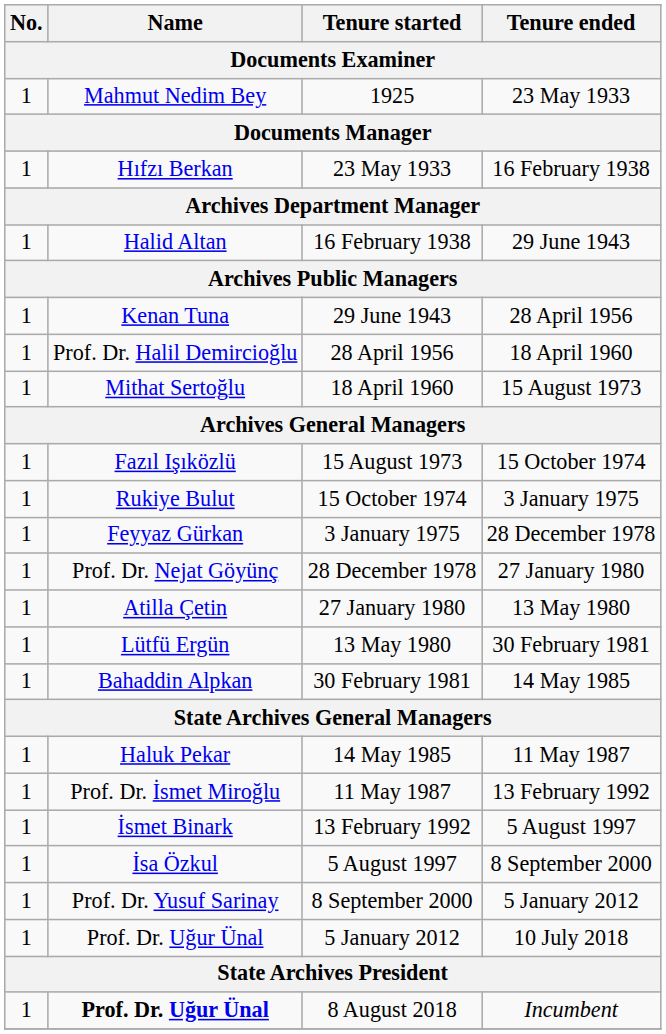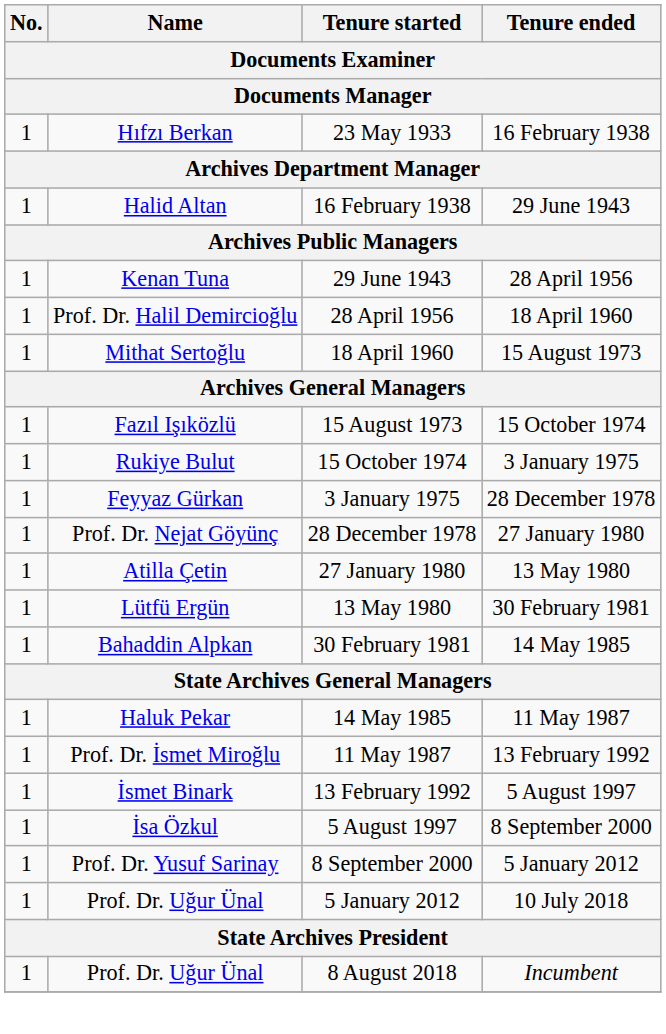- row: (392, 96)
(175, 1010) bold -> (175, 974) normal
